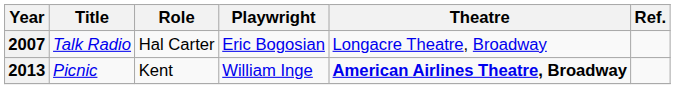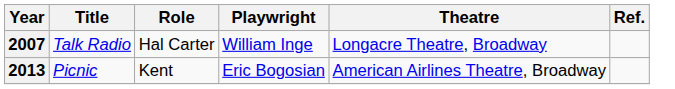(274, 44) Eric Bogosian -> (268, 44) William Inge
(268, 70) William Inge -> (274, 70) Eric Bogosian
(480, 70) bold -> (469, 70) normal
